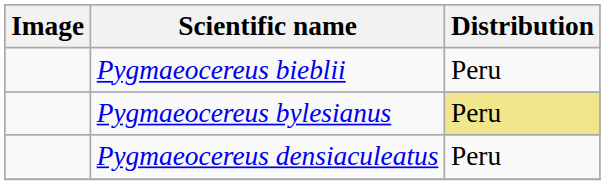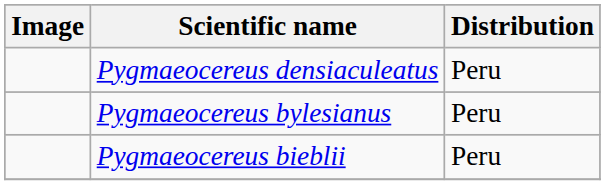rows swapped: (221, 69) <-> (268, 156)
(476, 112) khaki background -> (476, 112) no background
